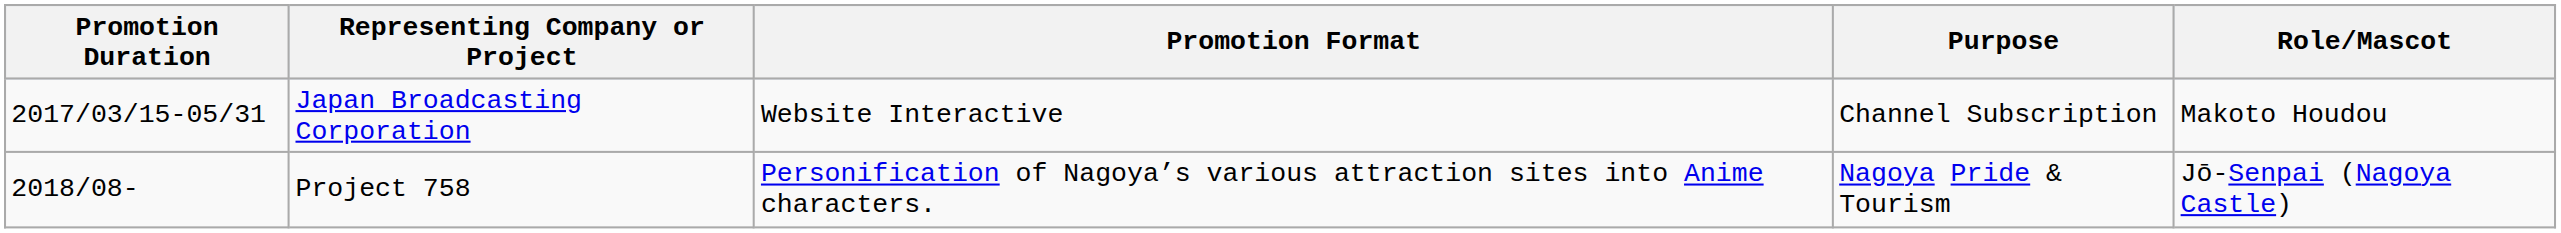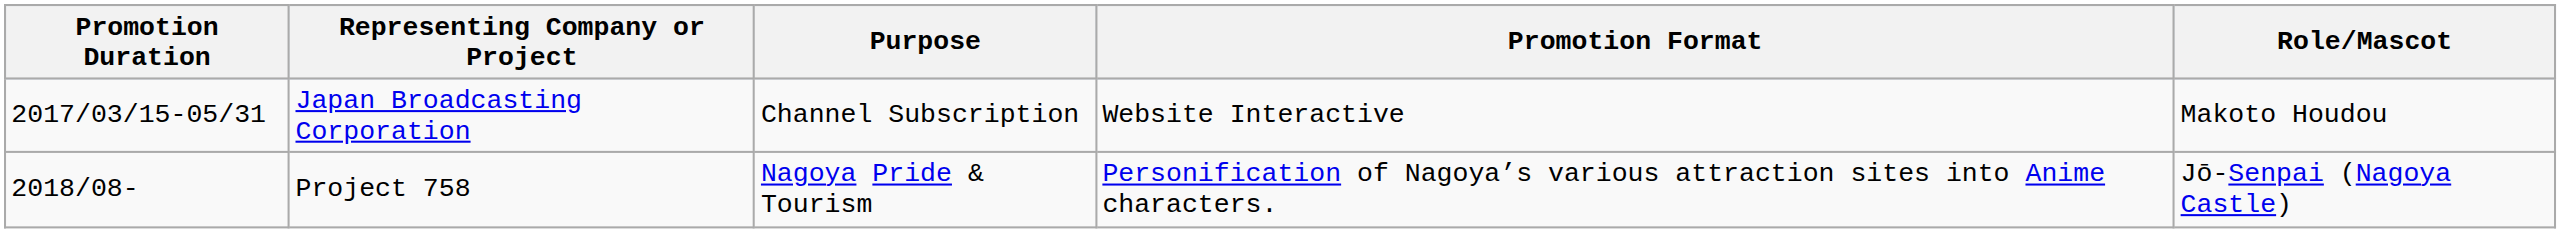columns swapped: (2004, 42) <-> (1294, 42)
